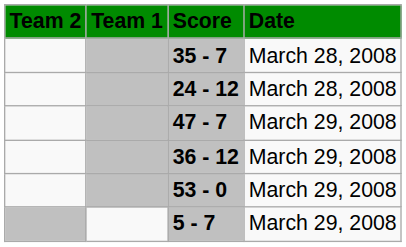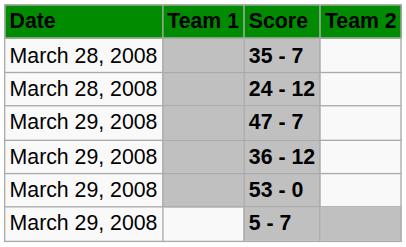columns swapped: (272, 21) <-> (45, 21)
